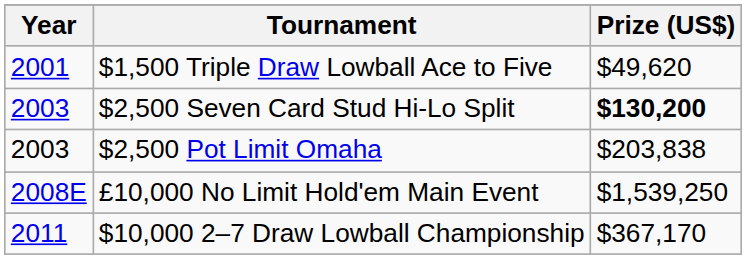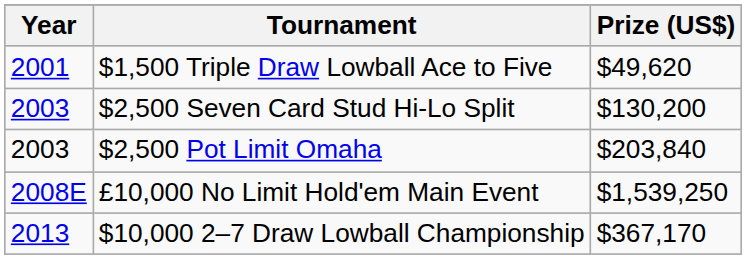(651, 108) bold -> (651, 108) normal
(651, 150) $203,838 -> (651, 150) $203,840
(39, 233) 2011 -> (40, 233) 2013
